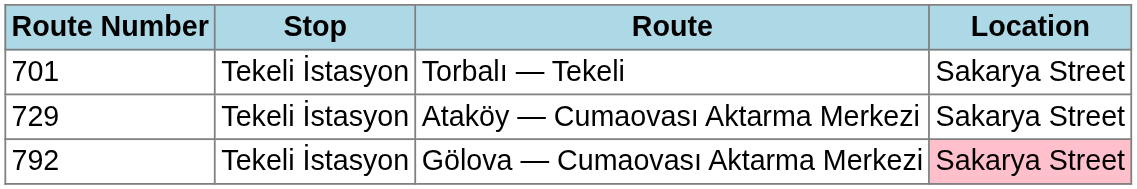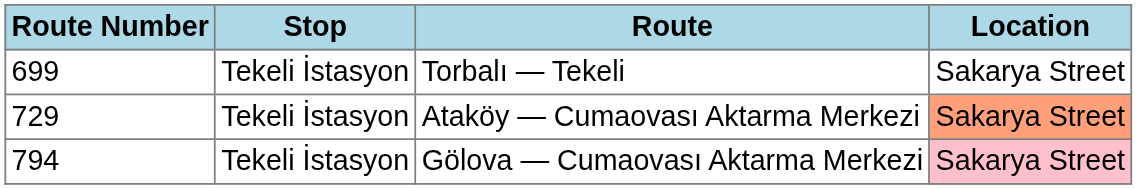(35, 71) 701 -> (35, 71) 699
(1030, 116) no background -> (1030, 116) lightsalmon background
(35, 161) 792 -> (35, 161) 794
